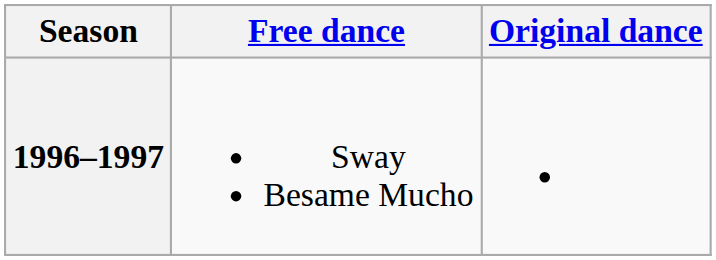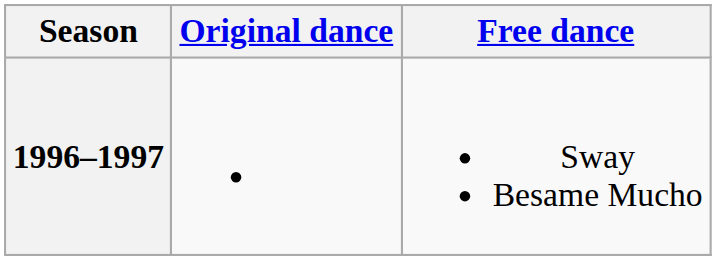columns swapped: (596, 31) <-> (326, 31)
